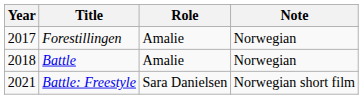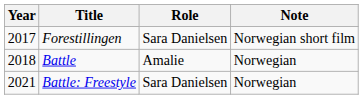(163, 37) Amalie -> (185, 37) Sara Danielsen
(265, 37) Norwegian -> (294, 37) Norwegian short film
(294, 82) Norwegian short film -> (265, 82) Norwegian
